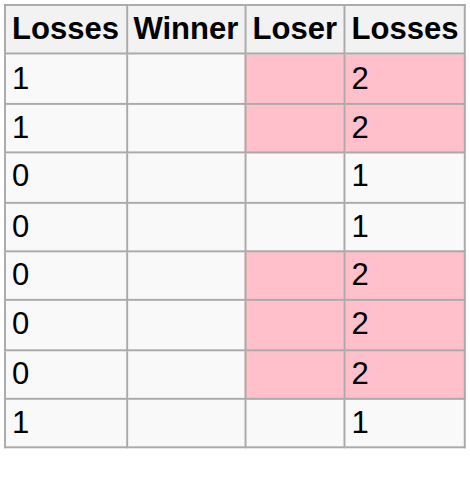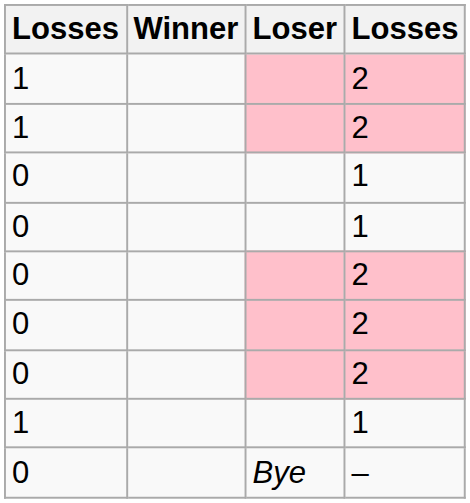+ row: (21, 472)
